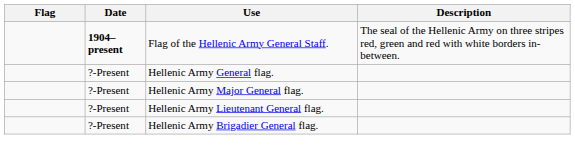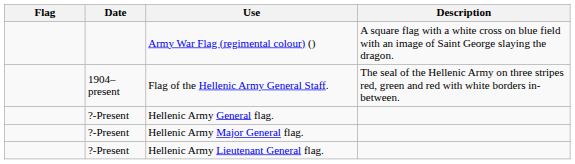+ row: (232, 43)
(105, 43) bold -> (104, 85) normal
- row: (233, 125)
